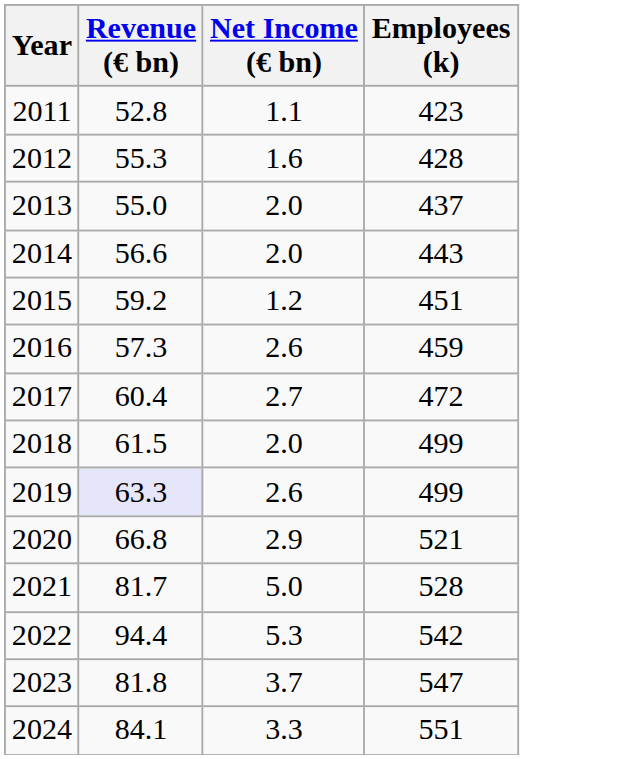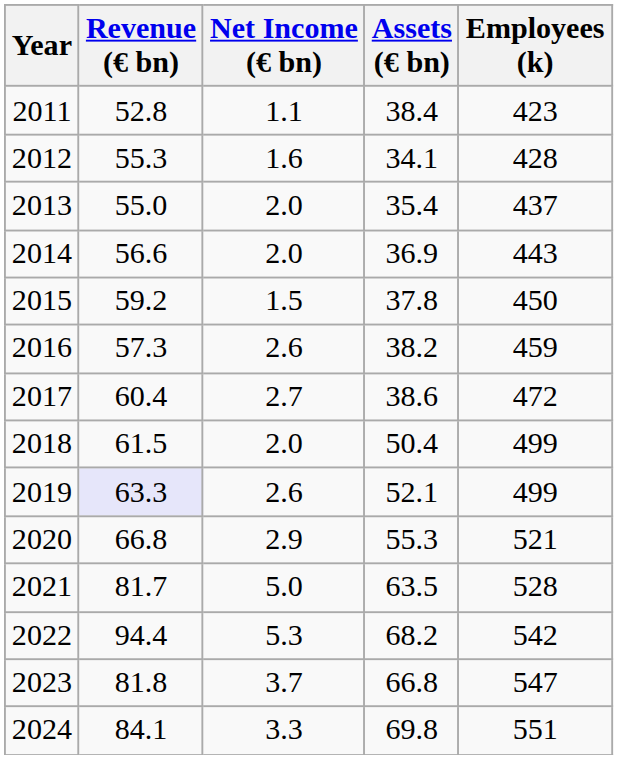+ column: (412, 45)
(284, 300) 1.2 -> (284, 300) 1.5
(441, 300) 451 -> (535, 300) 450
